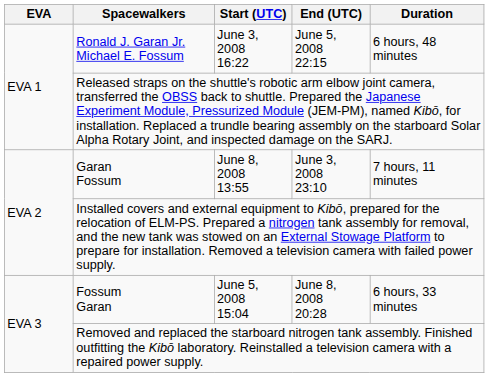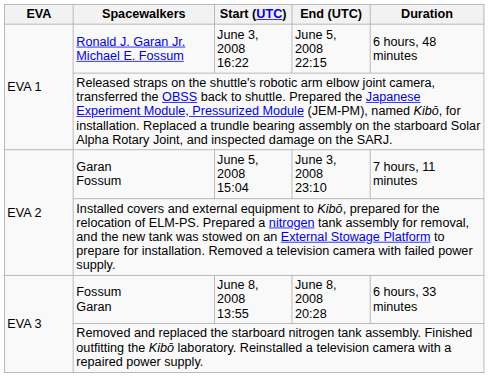(238, 174) June 8, 2008 13:55 -> (238, 174) June 5, 2008 15:04
(238, 299) June 5, 2008 15:04 -> (238, 299) June 8, 2008 13:55
